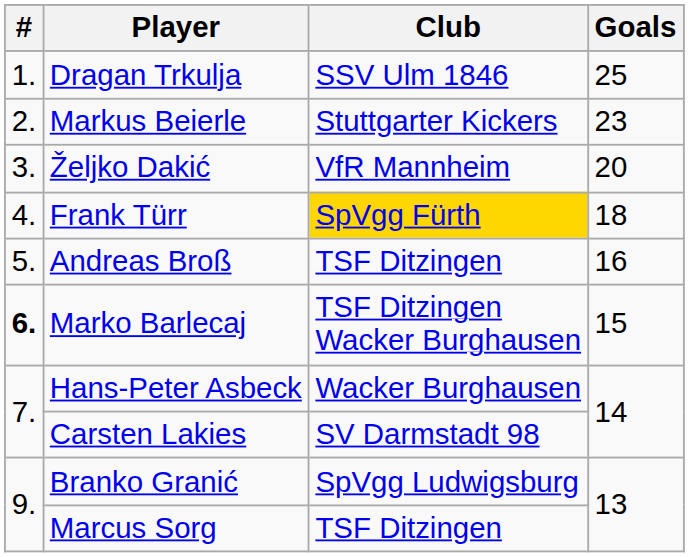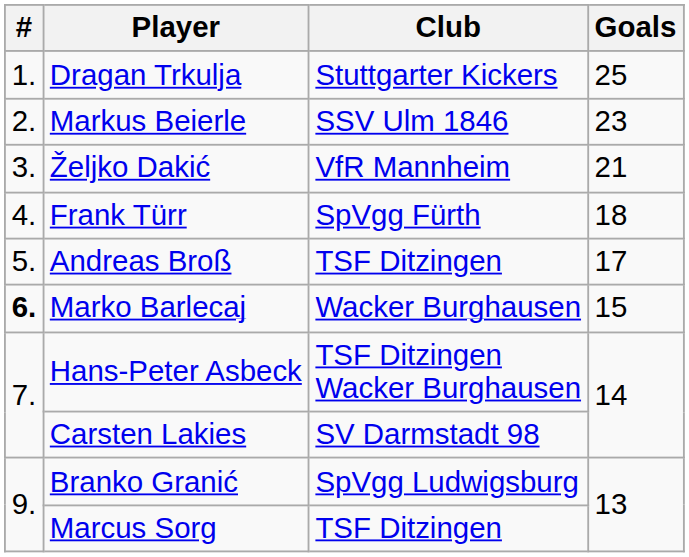(412, 74) SSV Ulm 1846 -> (436, 74) Stuttgarter Kickers
(436, 121) Stuttgarter Kickers -> (412, 121) SSV Ulm 1846
(611, 167) 20 -> (611, 167) 21
(398, 214) gold background -> (398, 214) no background
(611, 261) 16 -> (611, 261) 17
(448, 324) TSF Ditzingen Wacker Burghausen -> (448, 307) Wacker Burghausen
(448, 387) Wacker Burghausen -> (448, 371) TSF Ditzingen Wacker Burghausen
